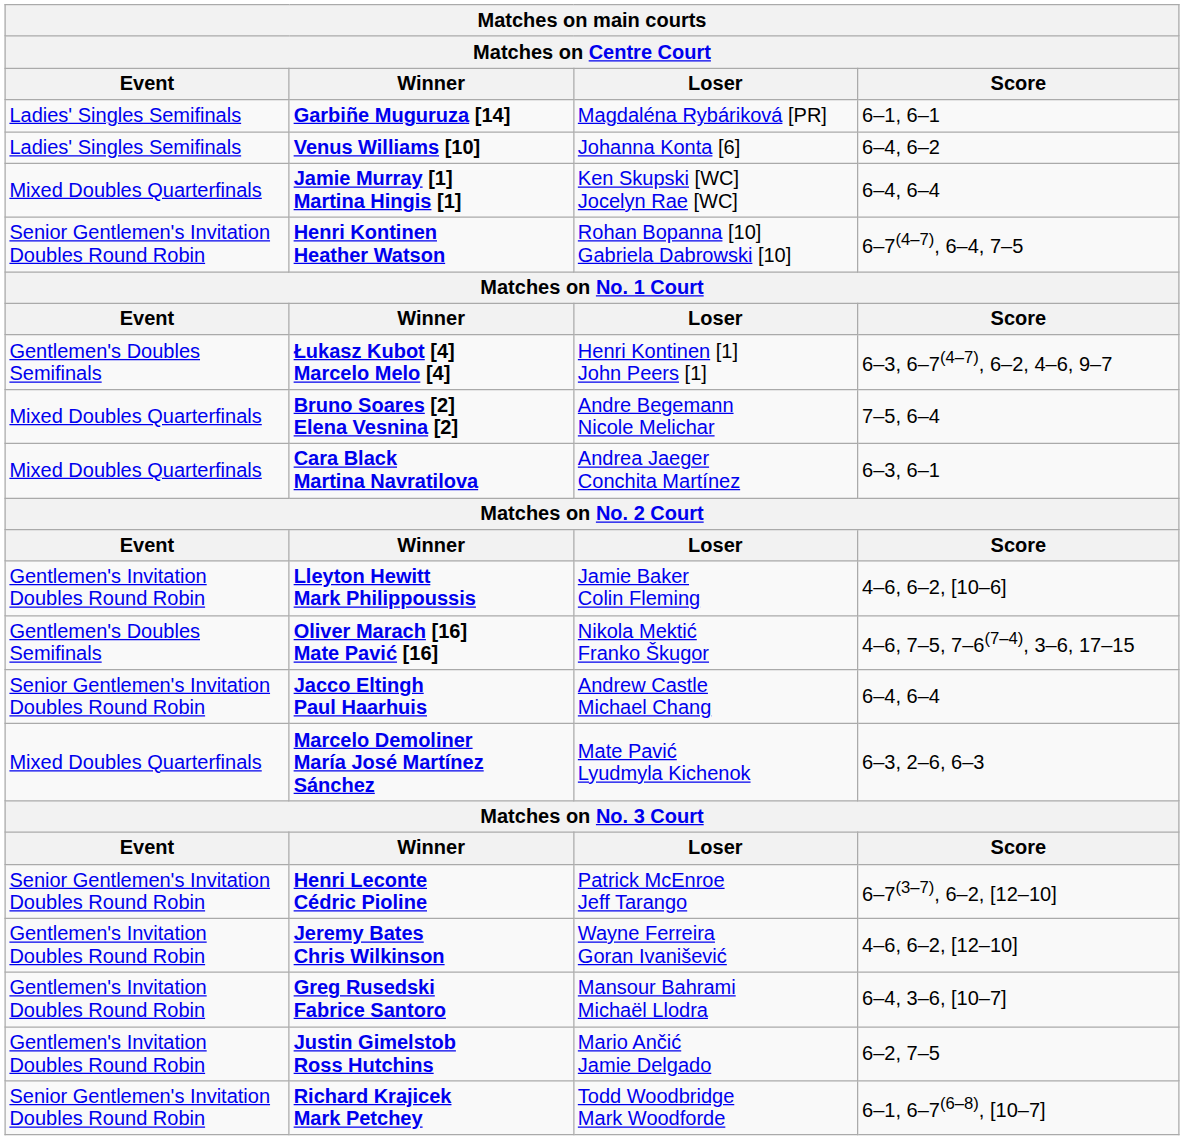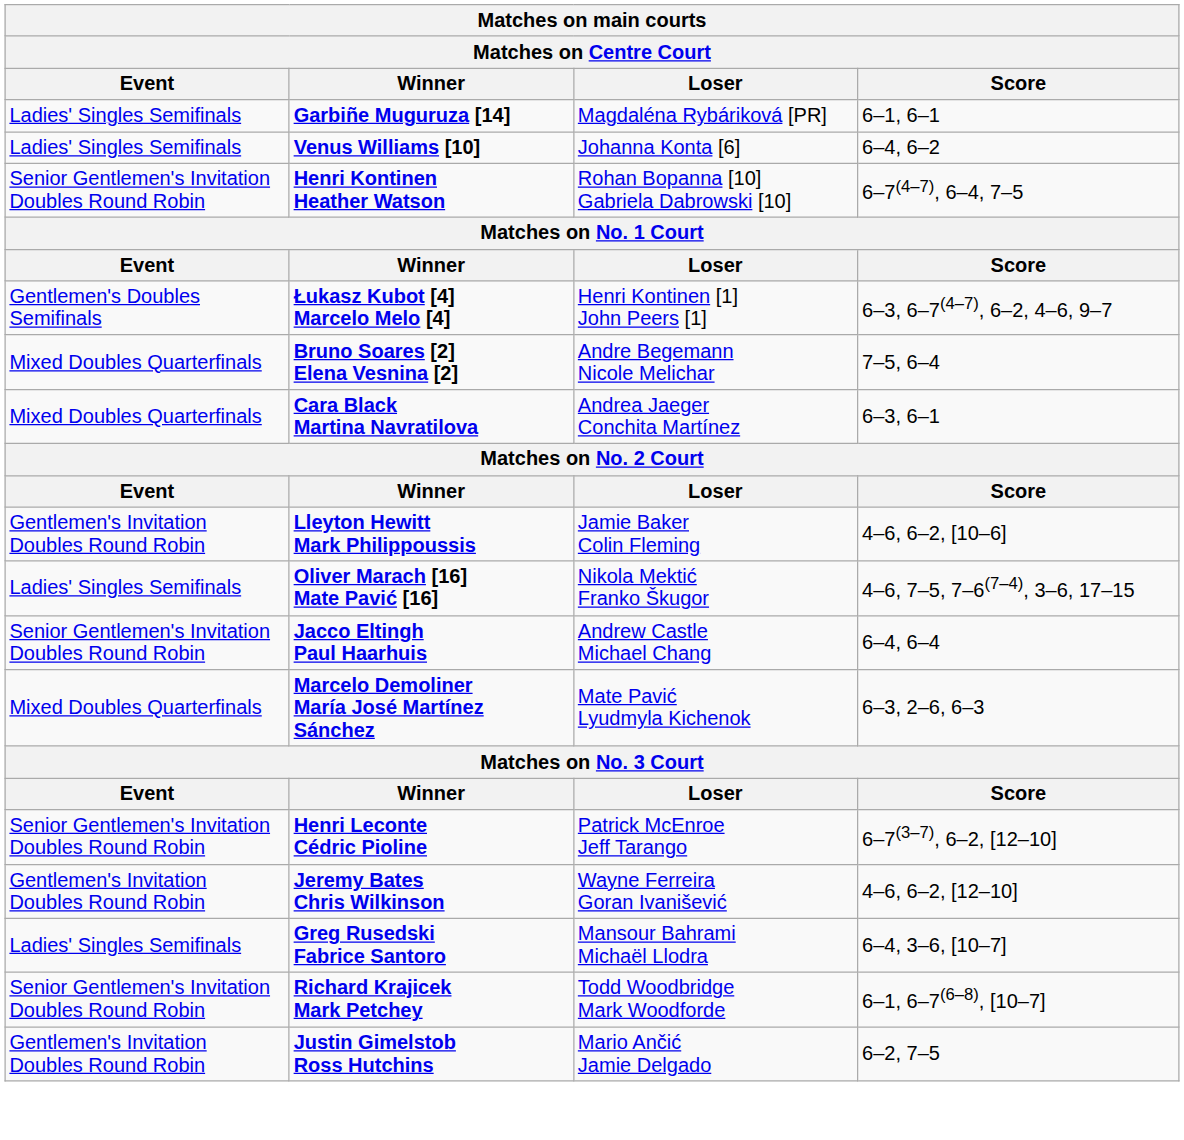- row: (378, 190)
(105, 642) Gentlemen's Doubles Semifinals -> (125, 588) Ladies' Singles Semifinals
(108, 999) Gentlemen's Invitation Doubles Round Robin -> (125, 945) Ladies' Singles Semifinals
rows swapped: (375, 1053) <-> (373, 1107)
